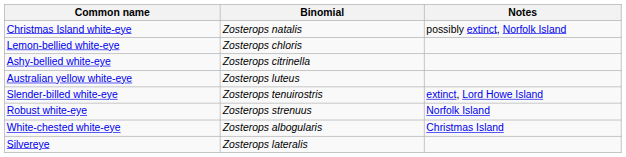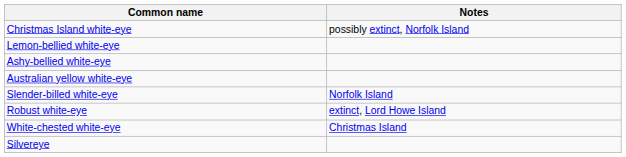- column: (322, 12)
(485, 95) extinct, Lord Howe Island -> (361, 95) Norfolk Island
(458, 111) Norfolk Island -> (387, 111) extinct, Lord Howe Island
